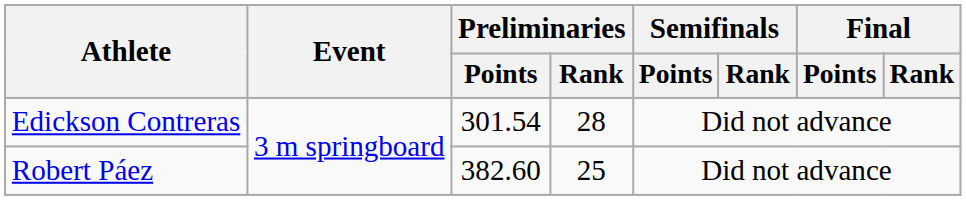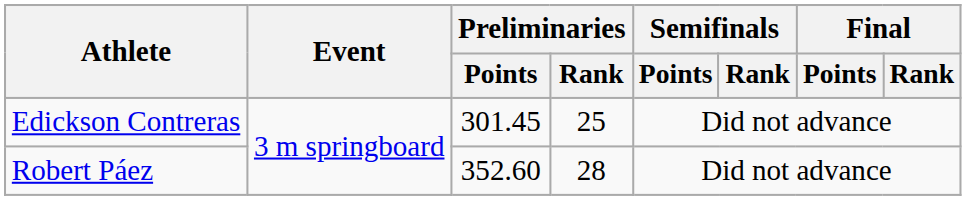(501, 122) 301.54 -> (501, 122) 301.45
(591, 122) 28 -> (591, 122) 25
(501, 170) 382.60 -> (501, 170) 352.60
(591, 170) 25 -> (591, 170) 28
